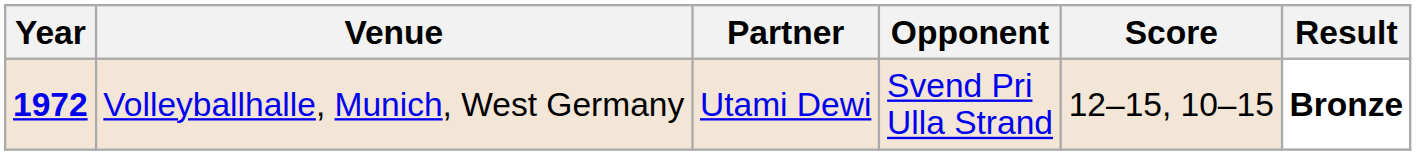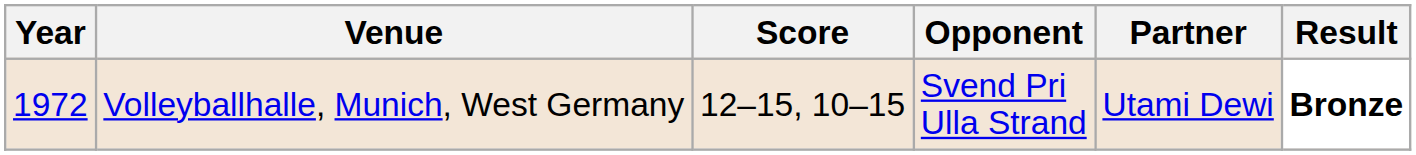columns swapped: (786, 32) <-> (1171, 32)
(50, 104) bold -> (50, 104) normal
